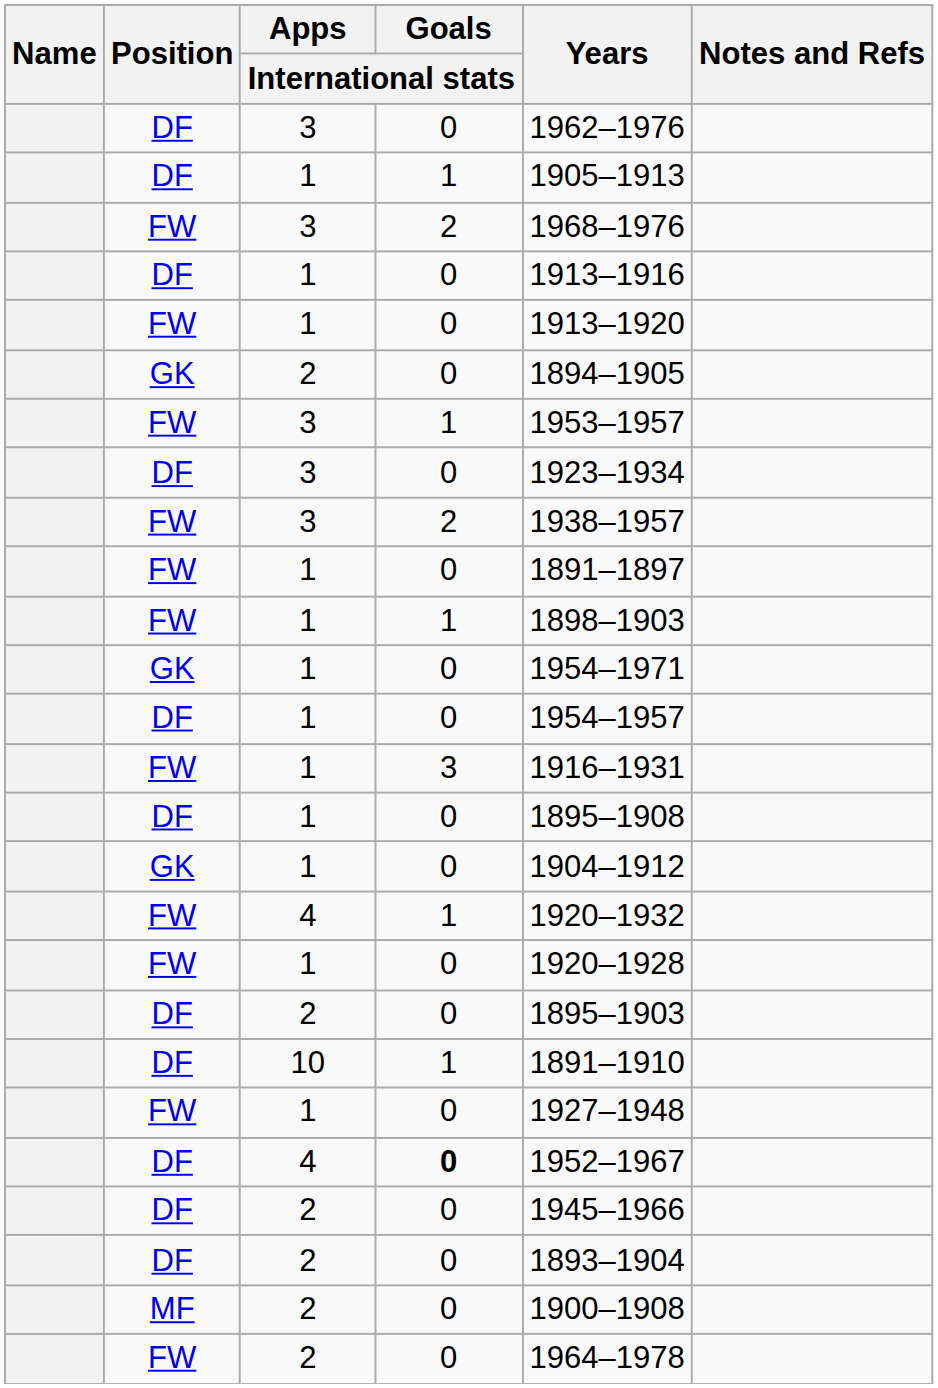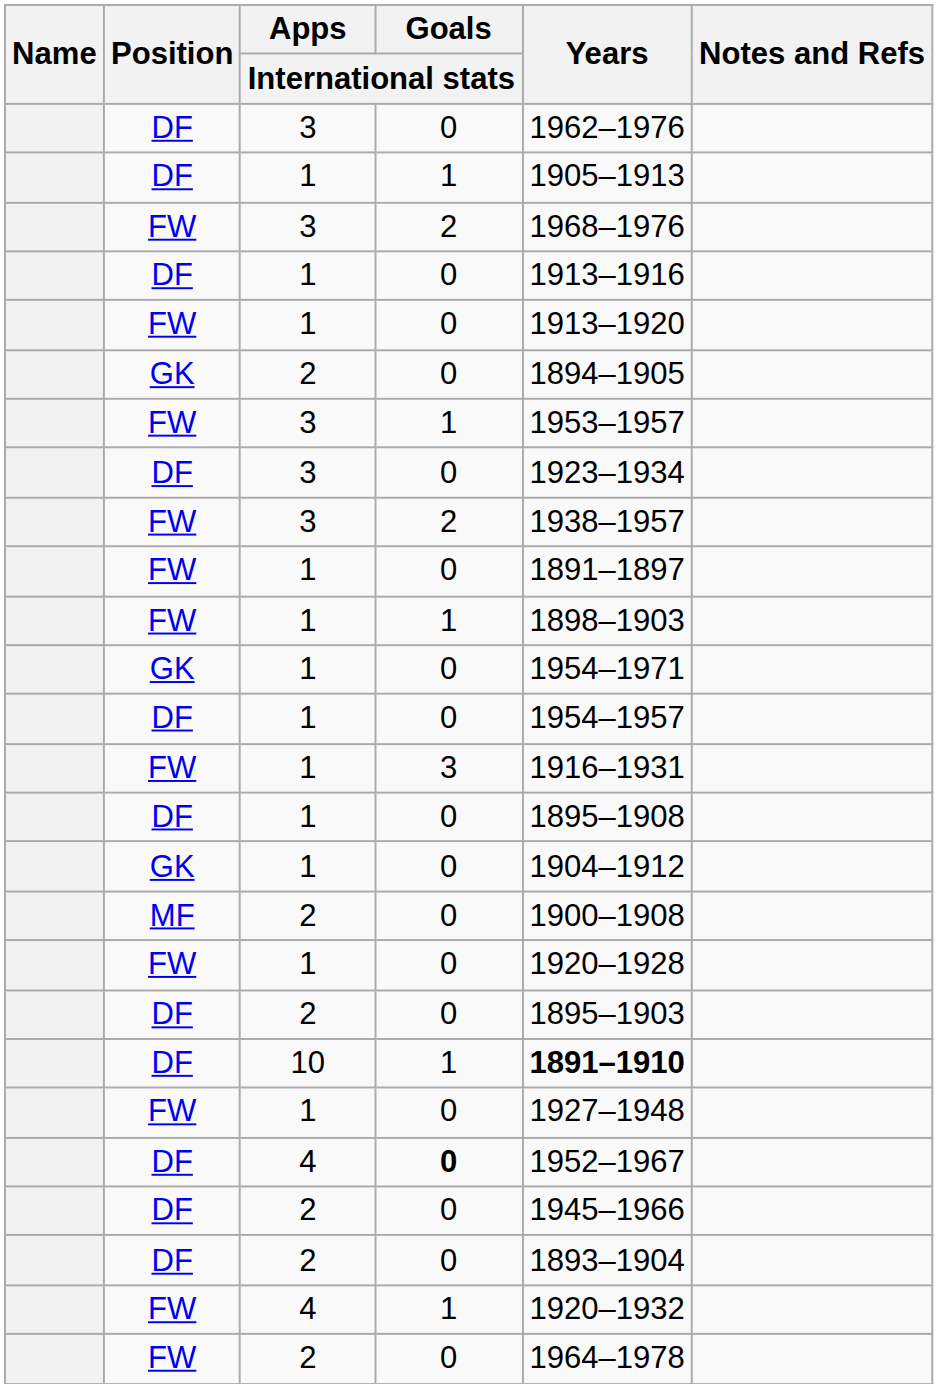rows swapped: (172, 1309) <-> (172, 915)
(607, 1062) normal -> (607, 1062) bold
